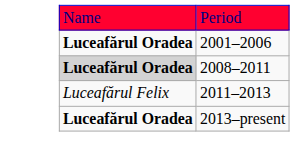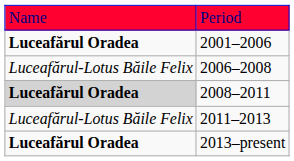+ row: (236, 68)
(116, 93) Luceafărul Felix -> (101, 118) Luceafărul-Lotus Băile Felix
